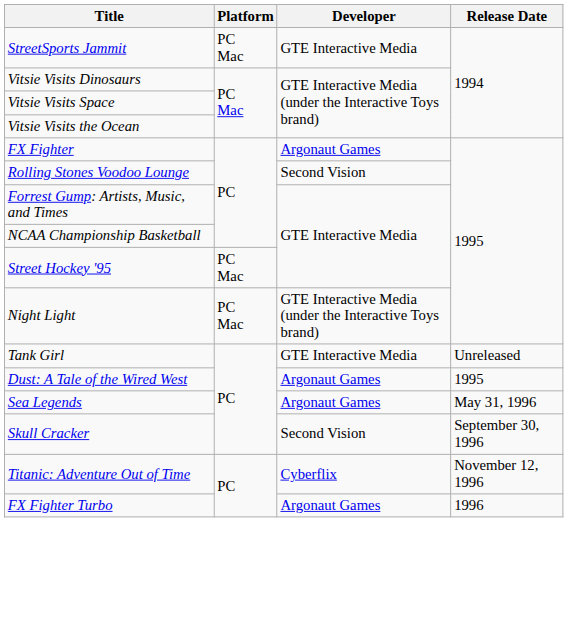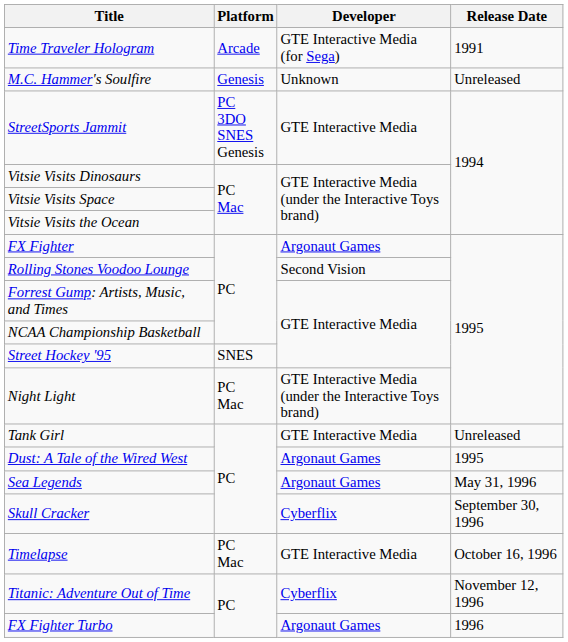+ row: (81, 47)
+ row: (79, 79)
(230, 47) PC Mac -> (241, 127) PC 3DO SNES Genesis
(230, 267) PC Mac -> (235, 355) SNES
(323, 434) Second Vision -> (309, 513) Cyberflix
+ row: (38, 553)
